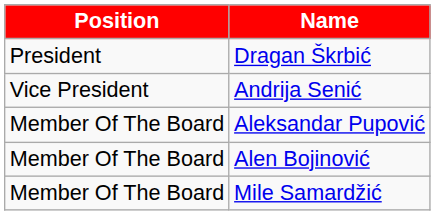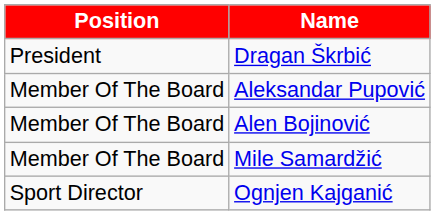- row: (298, 90)
+ row: (313, 192)
